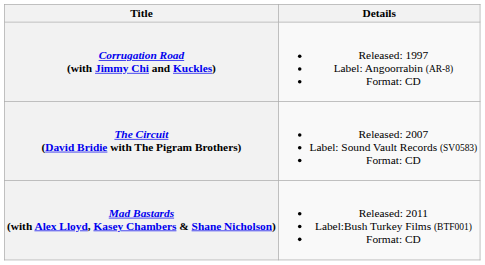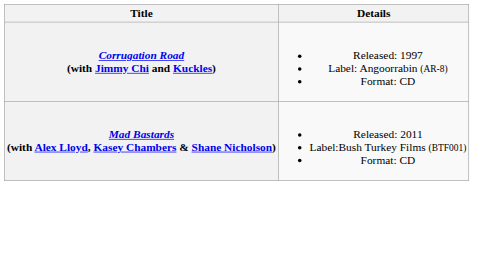- row: (141, 141)
